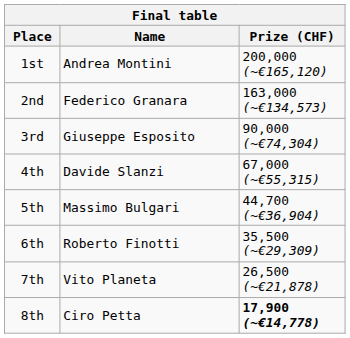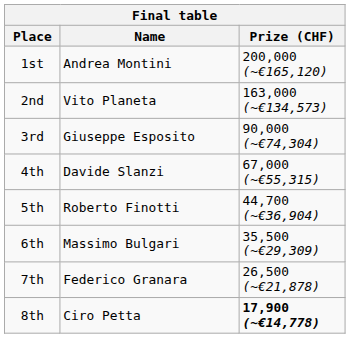(125, 100) Federico Granara -> (110, 100) Vito Planeta
(121, 208) Massimo Bulgari -> (121, 208) Roberto Finotti
(121, 243) Roberto Finotti -> (121, 243) Massimo Bulgari
(110, 279) Vito Planeta -> (125, 279) Federico Granara
